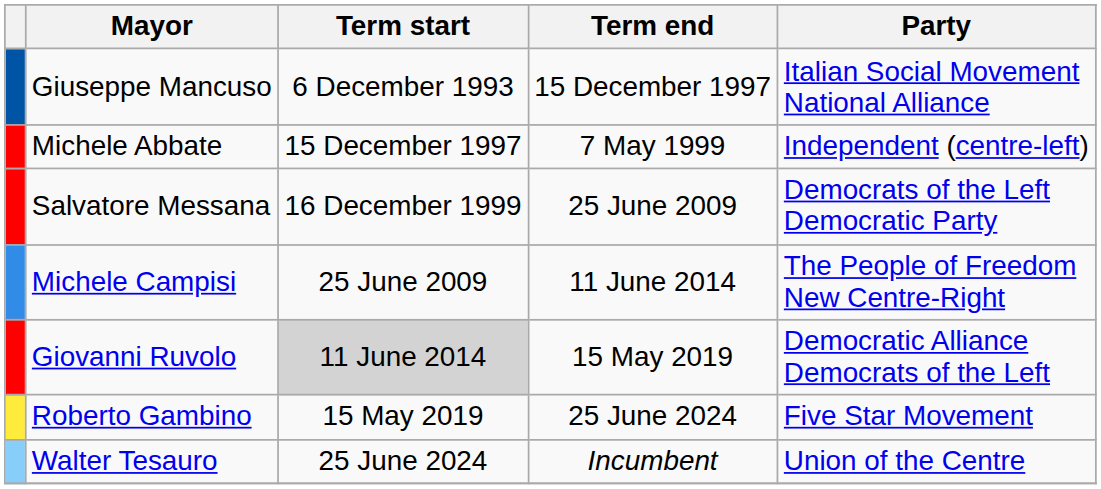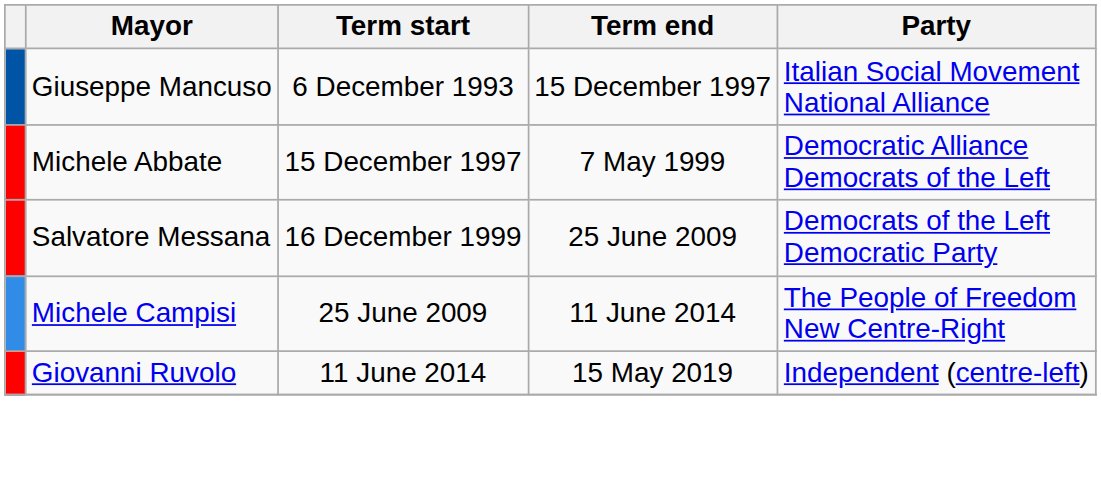(936, 146) Independent (centre-left) -> (917, 161) Democratic Alliance Democrats of the Left
(403, 356) lightgrey background -> (403, 372) no background
(917, 356) Democratic Alliance Democrats of the Left -> (936, 372) Independent (centre-left)
- row: (142, 416)
- row: (125, 460)
